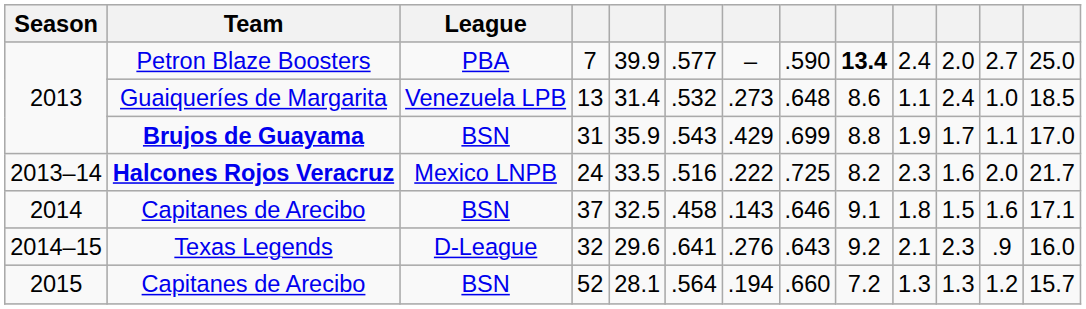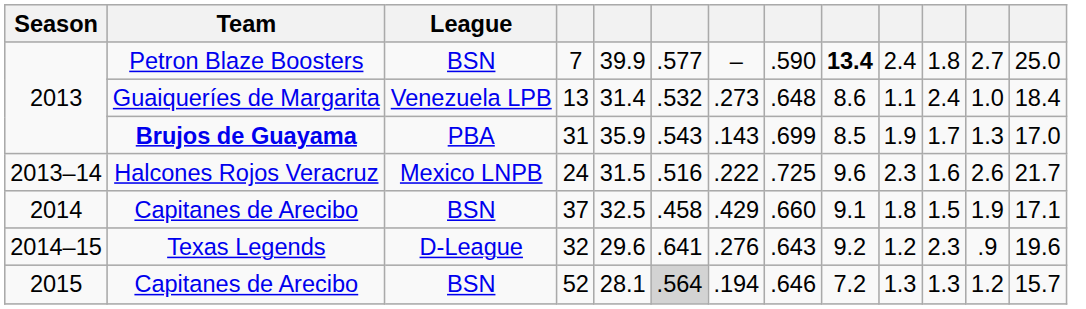(486, 61) PBA -> (471, 61) BSN
(958, 61) 2.0 -> (944, 61) 1.8
(1052, 98) 18.5 -> (1038, 98) 18.4
(486, 136) BSN -> (471, 136) PBA
(751, 136) .429 -> (736, 136) .143
(864, 136) 8.8 -> (850, 136) 8.5
(1002, 136) 1.1 -> (987, 136) 1.3
(254, 173) bold -> (246, 173) normal
(637, 173) 33.5 -> (623, 173) 31.5
(864, 173) 8.2 -> (850, 173) 9.6
(1002, 173) 2.0 -> (987, 173) 2.6
(751, 210) .143 -> (736, 210) .429
(807, 210) .646 -> (793, 210) .660
(1002, 210) 1.6 -> (987, 210) 1.9
(914, 247) 2.1 -> (900, 247) 1.2
(1052, 247) 16.0 -> (1038, 247) 19.6
(694, 285) no background -> (680, 285) lightgrey background
(807, 285) .660 -> (793, 285) .646
